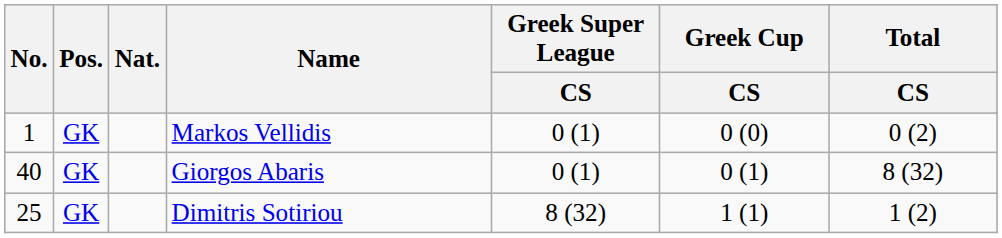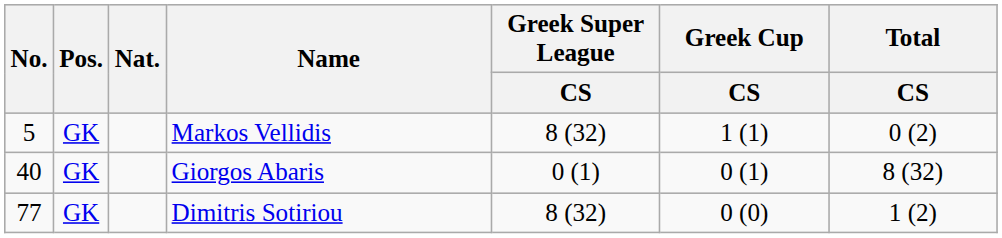(29, 132) 1 -> (29, 132) 5
(576, 132) 0 (1) -> (576, 132) 8 (32)
(744, 132) 0 (0) -> (744, 132) 1 (1)
(29, 212) 25 -> (29, 212) 77
(744, 212) 1 (1) -> (744, 212) 0 (0)
